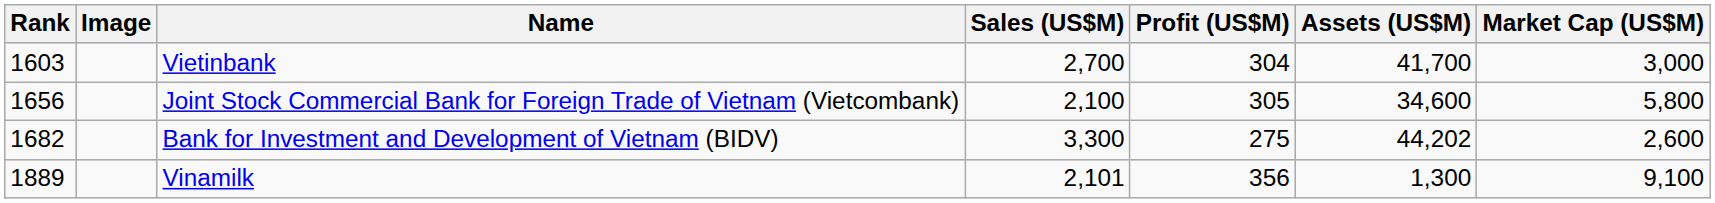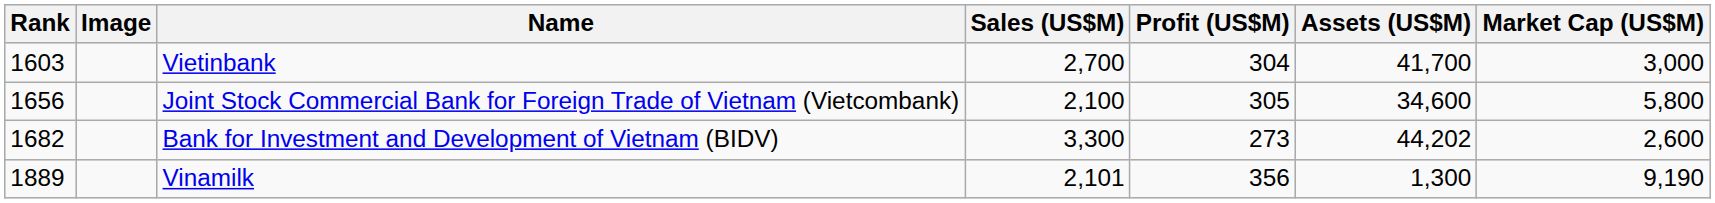(1269, 139) 275 -> (1269, 139) 273
(1674, 178) 9,100 -> (1674, 178) 9,190
